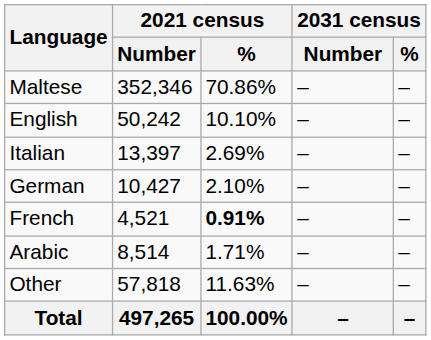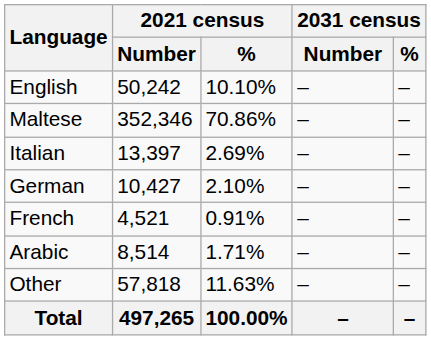rows swapped: (46, 86) <-> (44, 119)
(235, 218) bold -> (235, 218) normal
